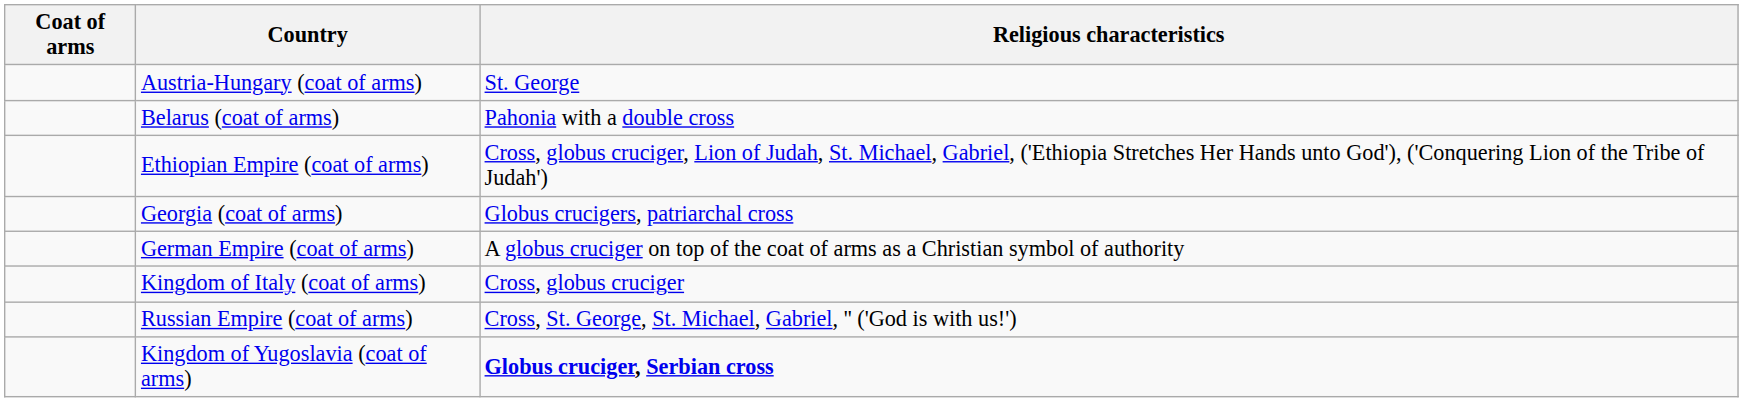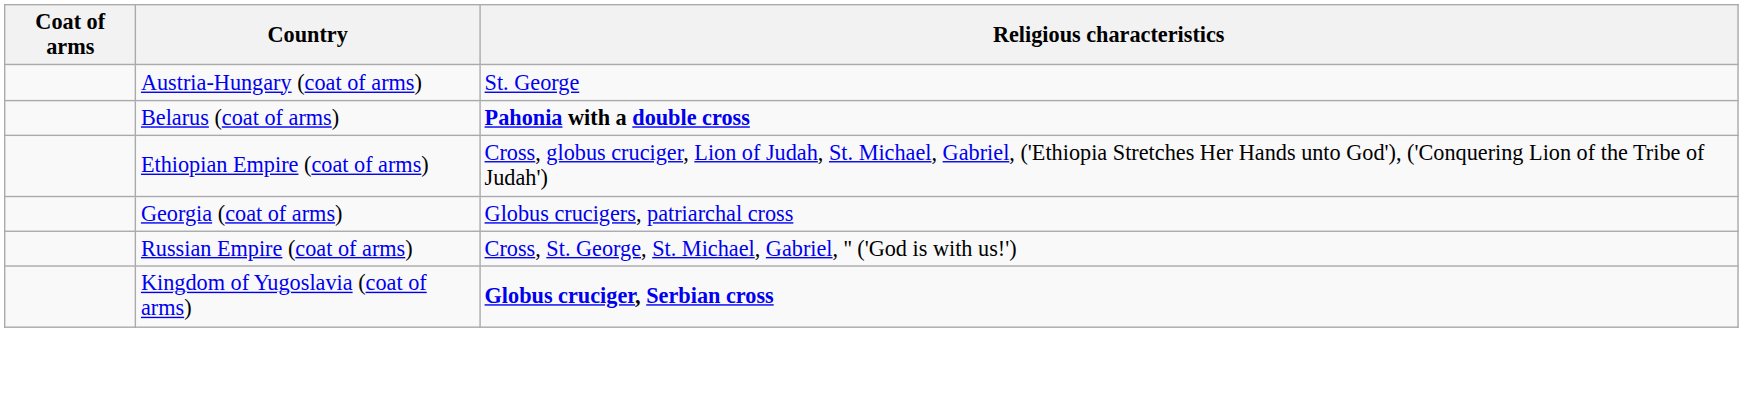(609, 117) normal -> (617, 117) bold
- row: (277, 248)
- row: (283, 283)
